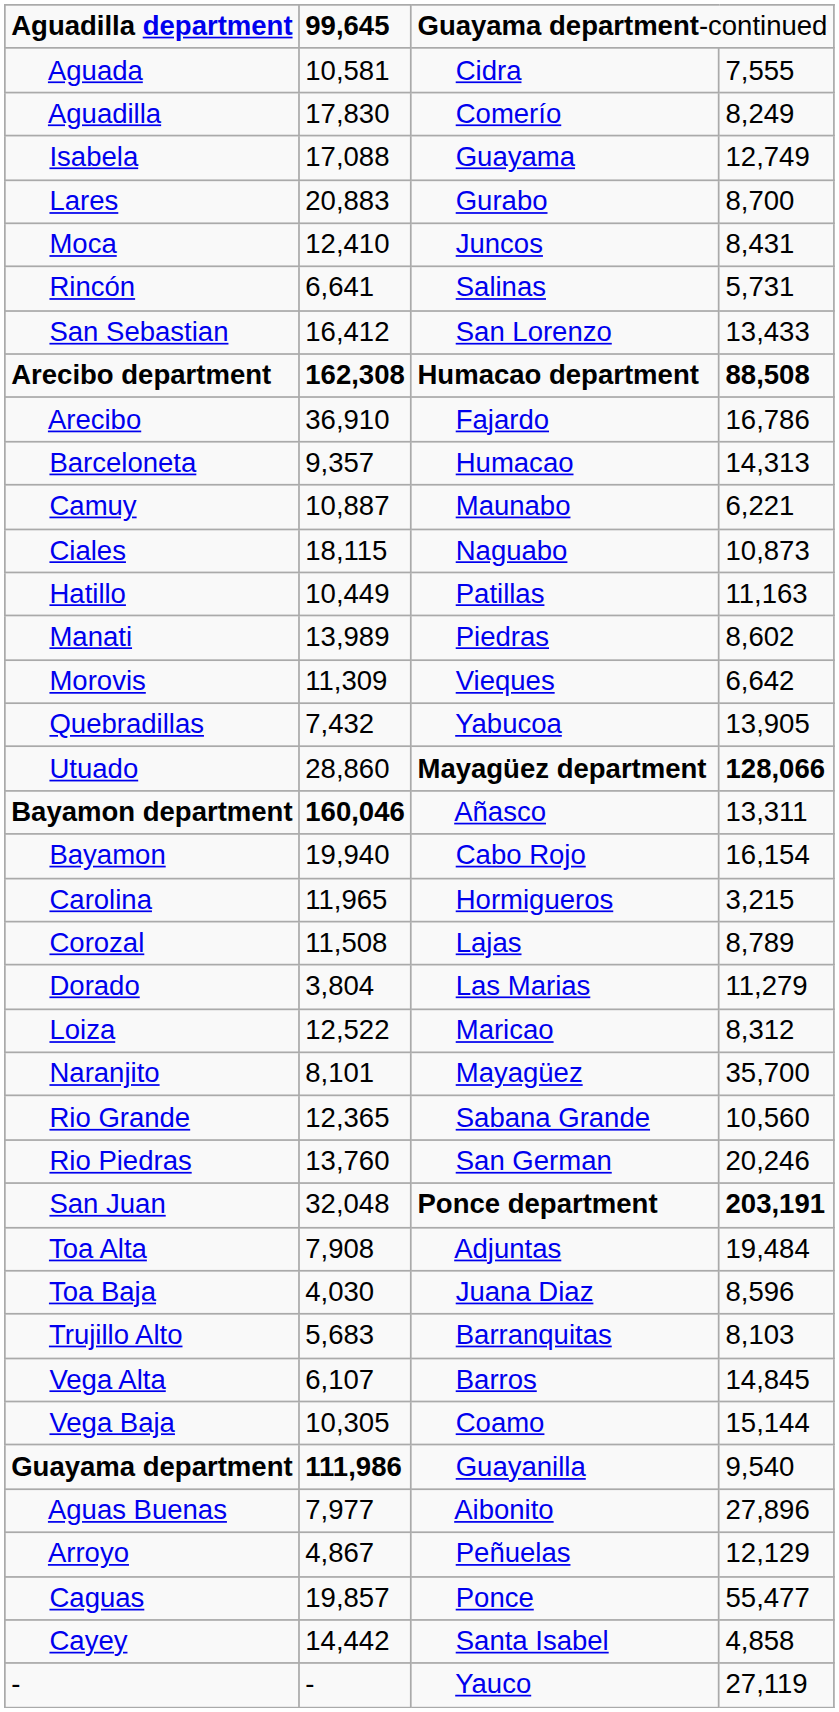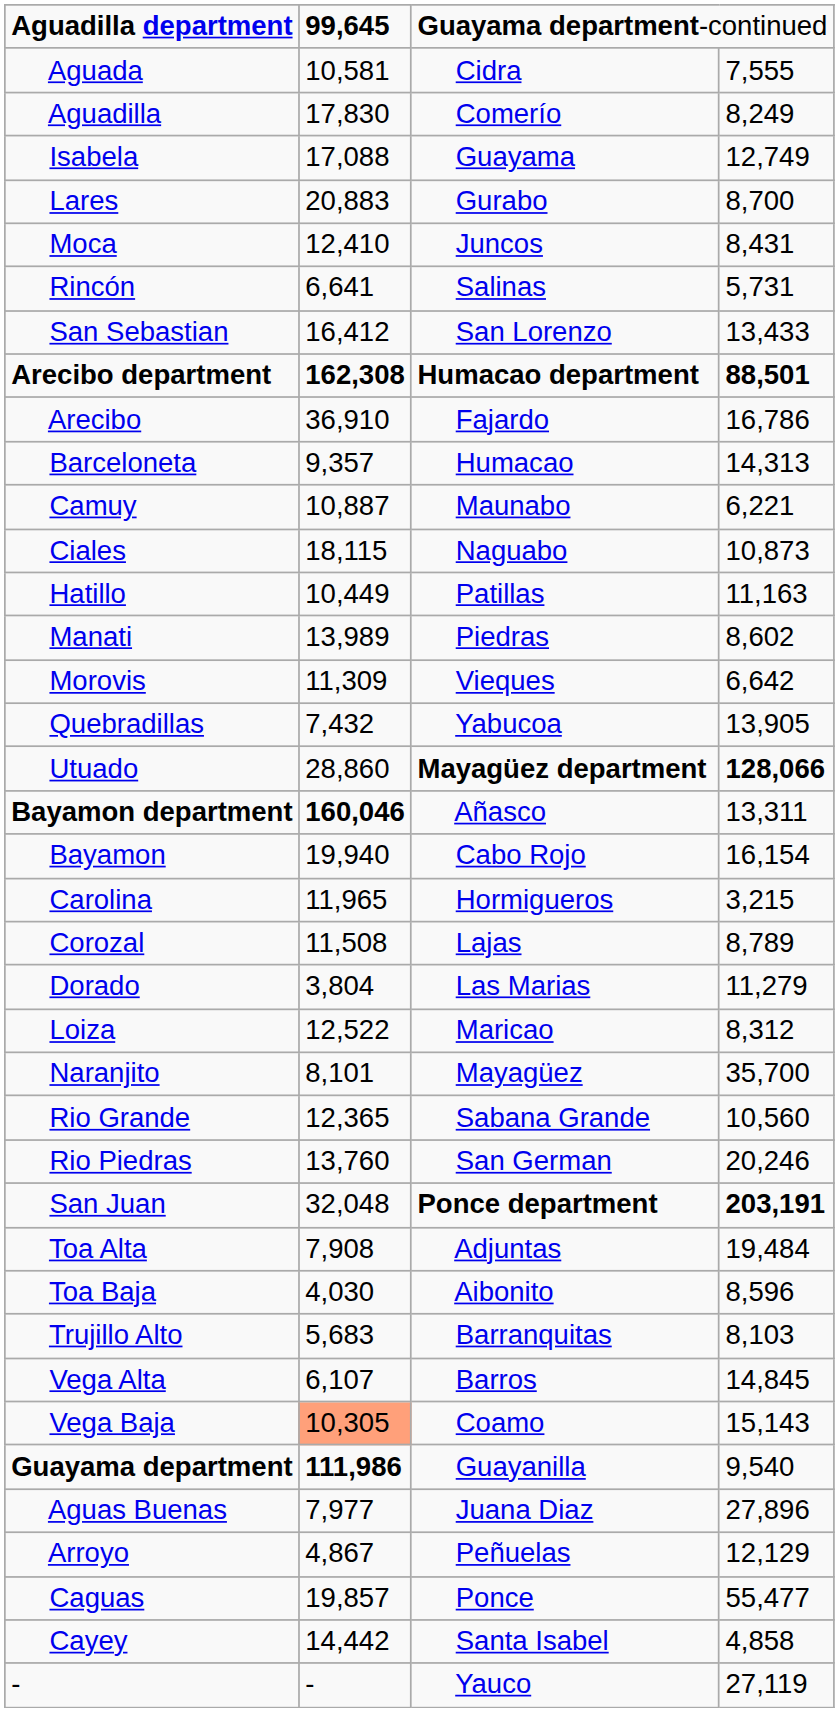(768, 375) 88,508 -> (768, 375) 88,501
(505, 1292) Juana Diaz -> (486, 1292) Aibonito
(347, 1422) no background -> (347, 1422) lightsalmon background
(768, 1422) 15,144 -> (768, 1422) 15,143
(486, 1510) Aibonito -> (505, 1510) Juana Diaz
